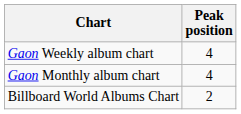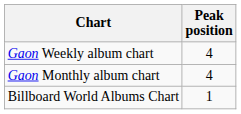(209, 97) 2 -> (209, 97) 1
